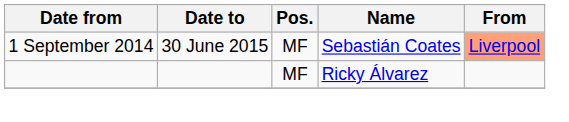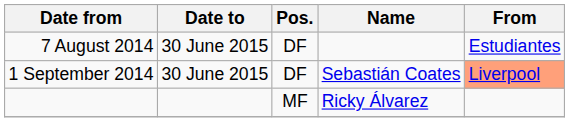+ row: (97, 46)
(295, 46) MF -> (295, 74) DF
